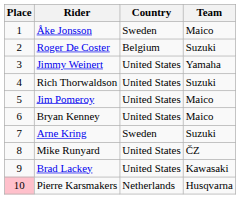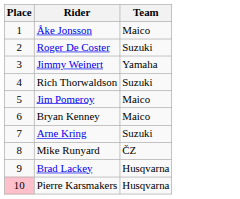- column: (151, 13)
(207, 168) Kawasaki -> (146, 168) Husqvarna
